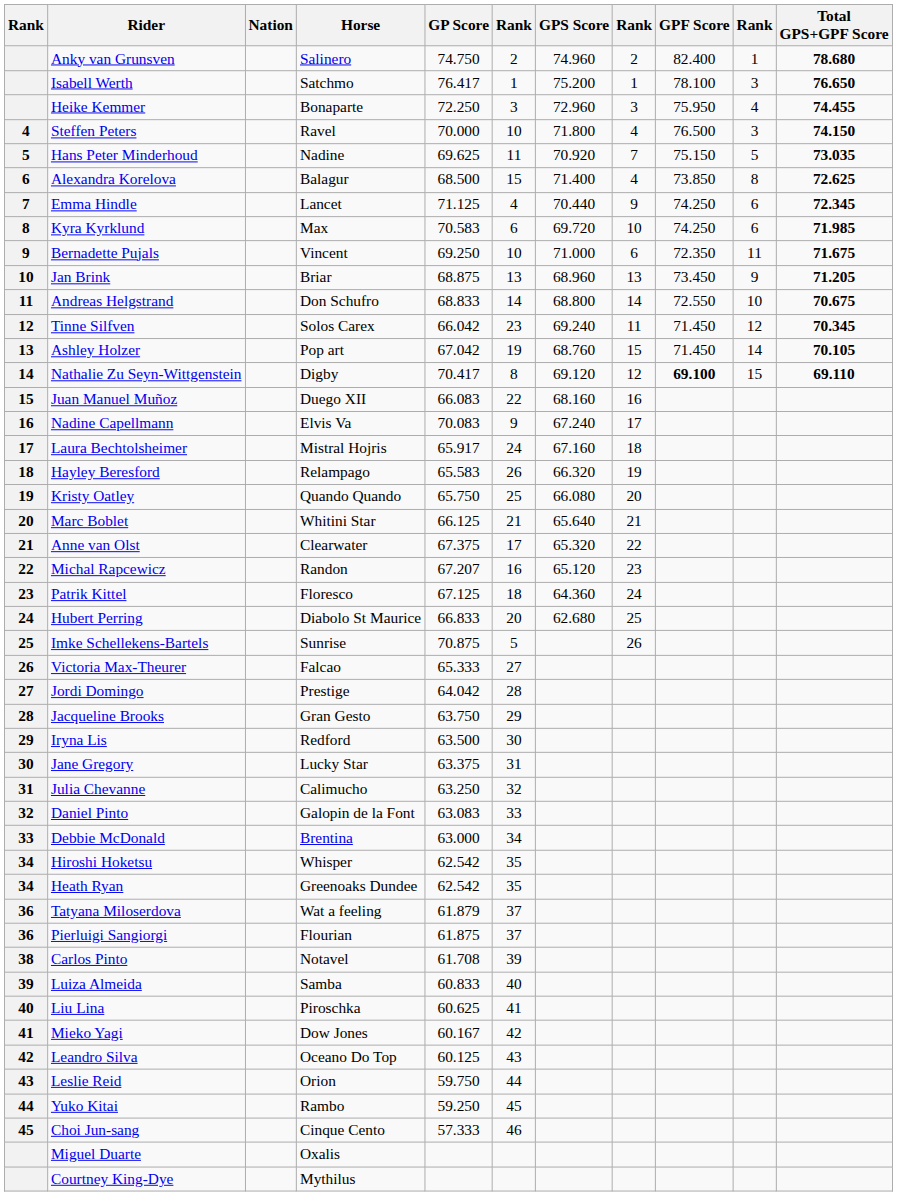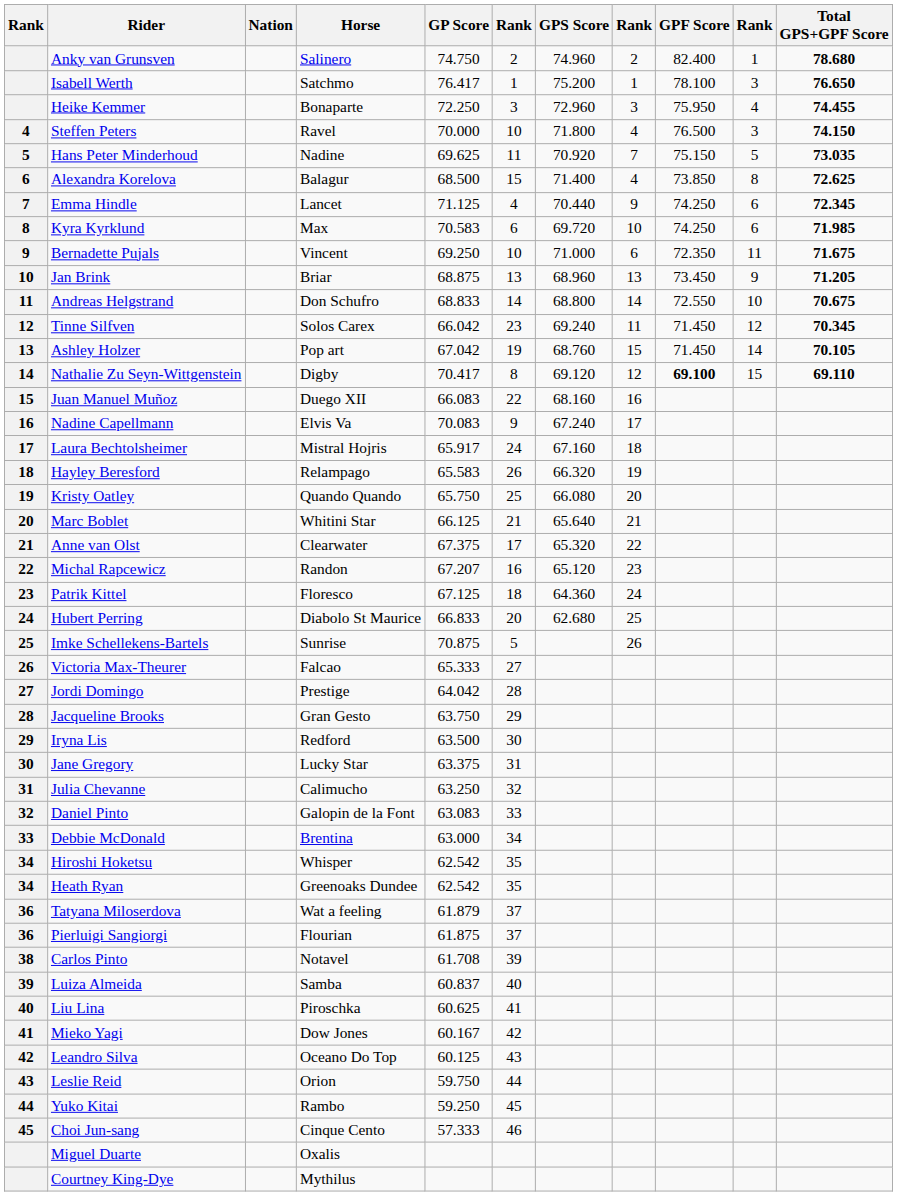(459, 983) 60.833 -> (459, 983) 60.837
